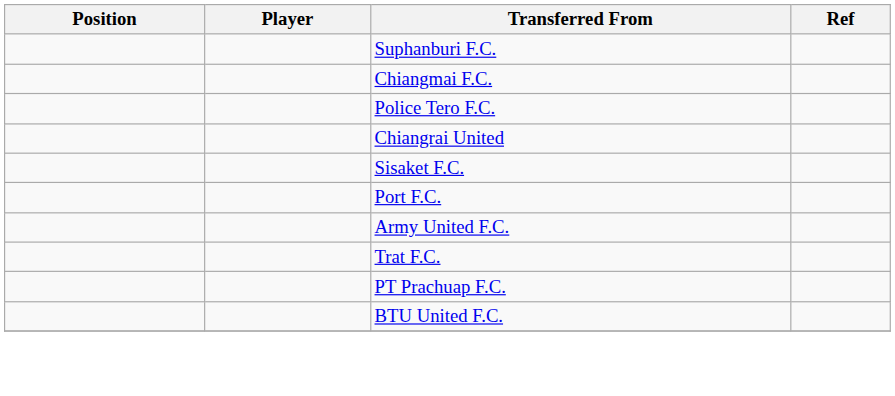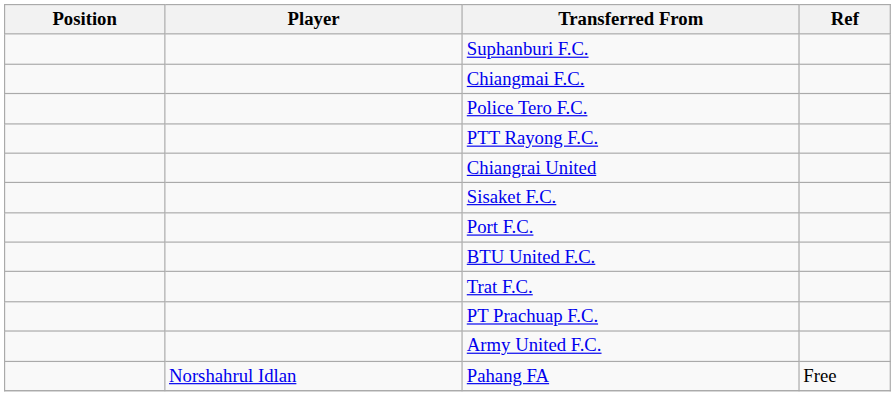+ row: (532, 138)
rows swapped: (442, 227) <-> (439, 316)
+ row: (508, 375)
